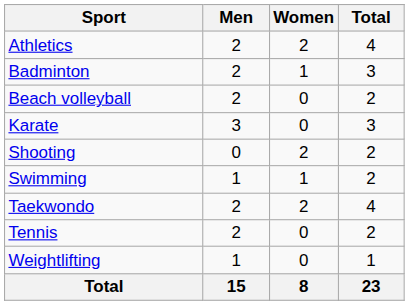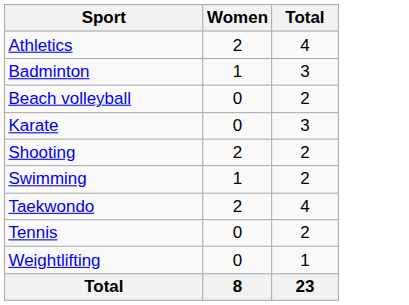- column: (236, 17)
